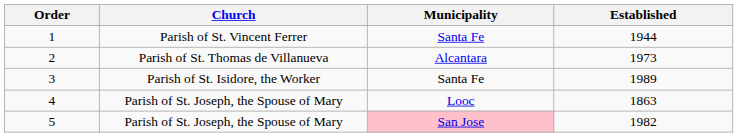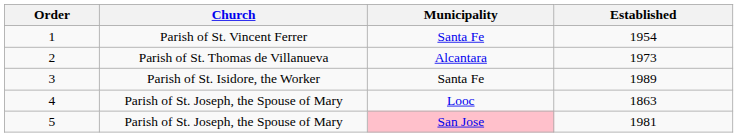(643, 36) 1944 -> (643, 36) 1954
(643, 121) 1982 -> (643, 121) 1981
